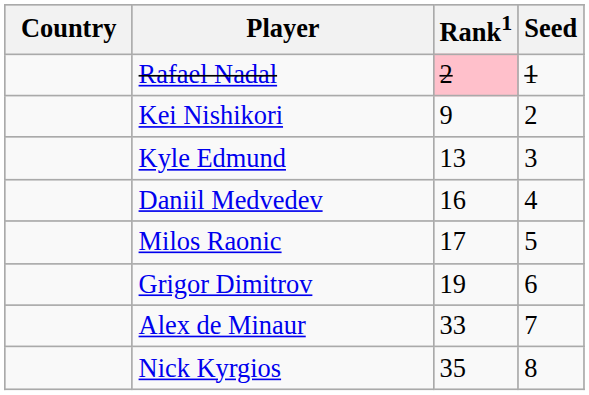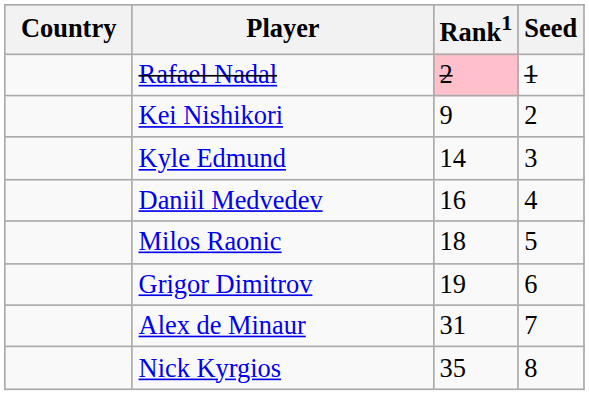(453, 158) 13 -> (453, 158) 14
(453, 241) 17 -> (453, 241) 18
(453, 325) 33 -> (453, 325) 31
